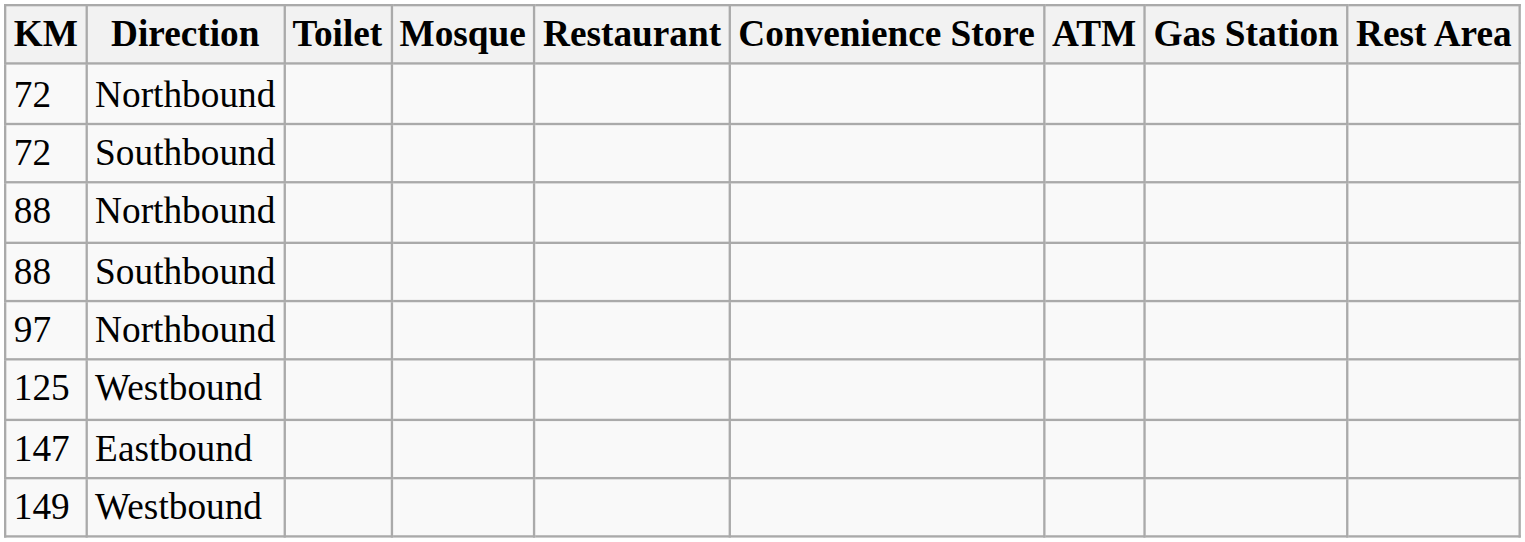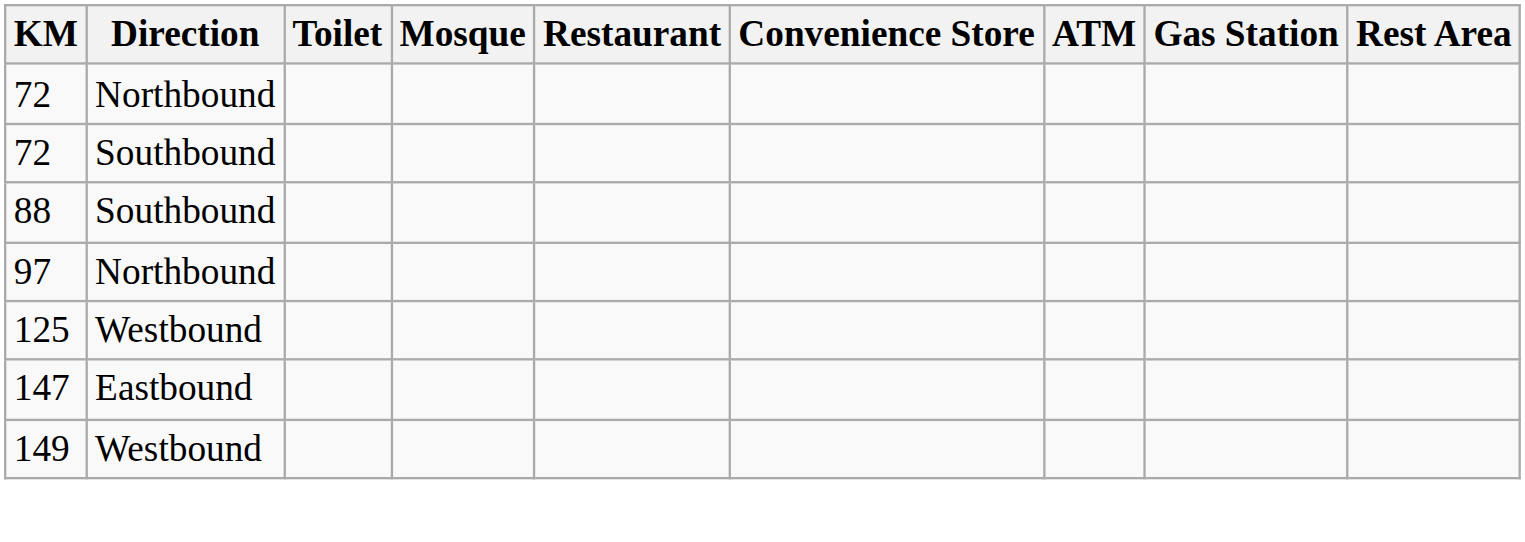- row: (32, 211)
